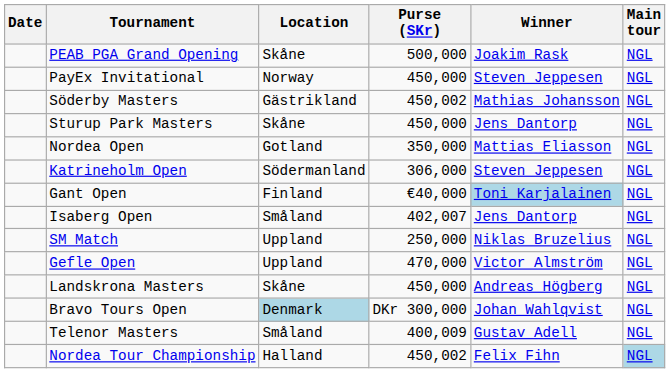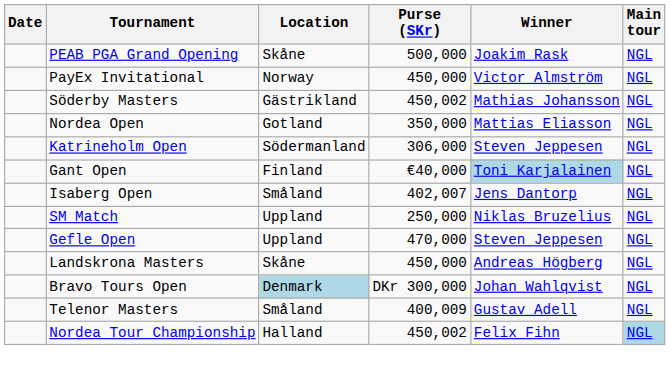(538, 79) Steven Jeppesen -> (538, 79) Victor Almström
- row: (131, 125)
(538, 264) Victor Almström -> (538, 241) Steven Jeppesen
